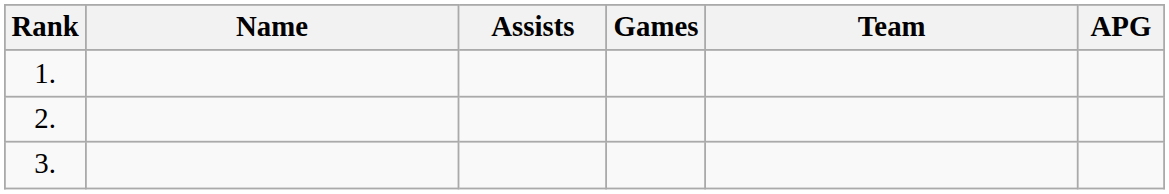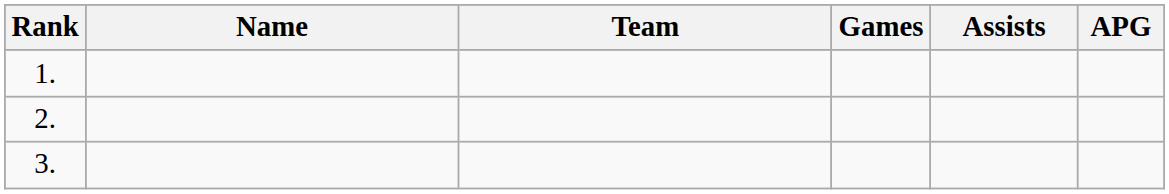columns swapped: (892, 27) <-> (533, 27)
